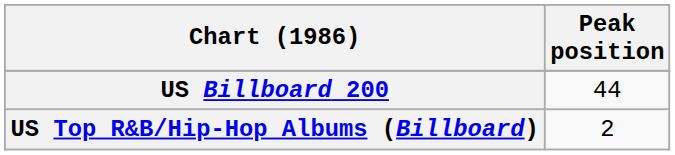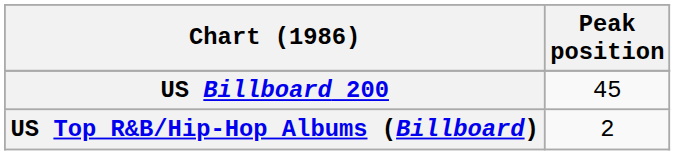(607, 91) 44 -> (607, 91) 45
